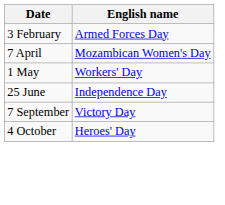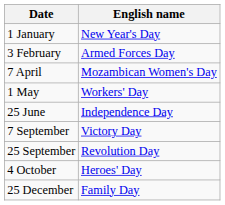+ row: (31, 33)
+ row: (41, 151)
+ row: (40, 190)
